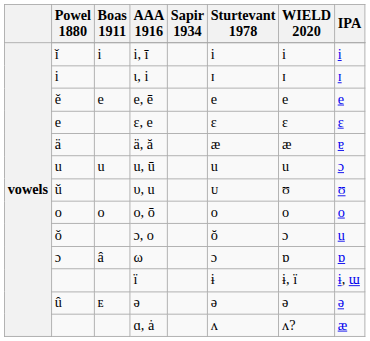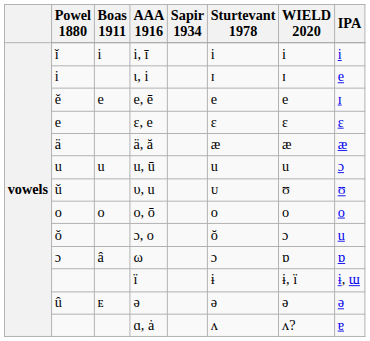(340, 76) ɪ -> (341, 76) e
(341, 99) e -> (340, 99) ɪ
(341, 144) ɐ -> (342, 144) æ
(342, 325) æ -> (341, 325) ɐ
